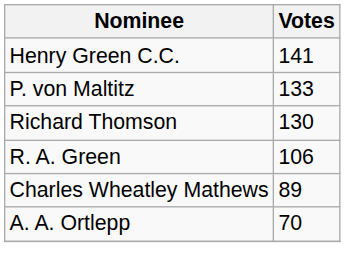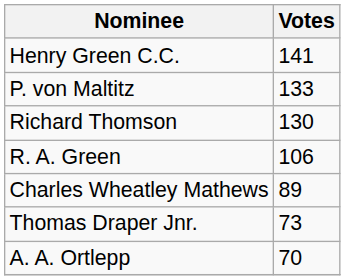+ row: (104, 223)
